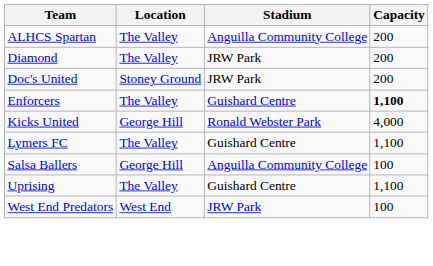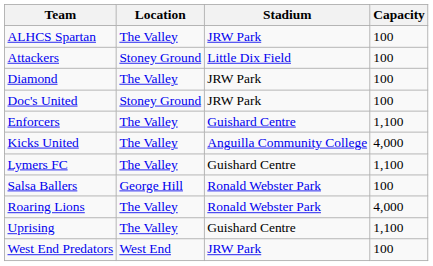(287, 36) Anguilla Community College -> (234, 36) JRW Park
(383, 36) 200 -> (383, 36) 100
+ row: (33, 57)
(383, 57) 200 -> (383, 79) 100
(383, 79) 200 -> (383, 100) 100
(388, 100) bold -> (388, 121) normal
(151, 121) George Hill -> (149, 143) The Valley
(264, 121) Ronald Webster Park -> (287, 143) Anguilla Community College
(287, 164) Anguilla Community College -> (264, 185) Ronald Webster Park
+ row: (46, 206)
